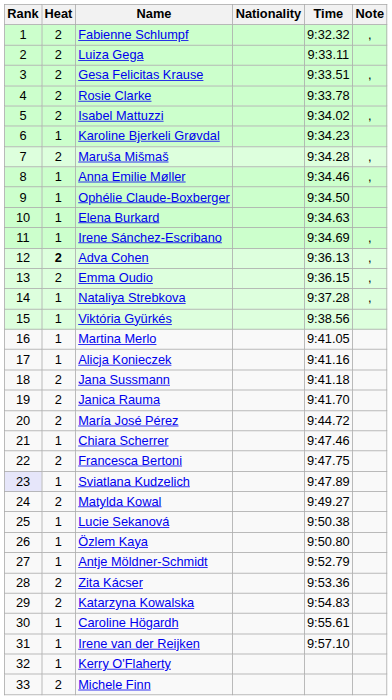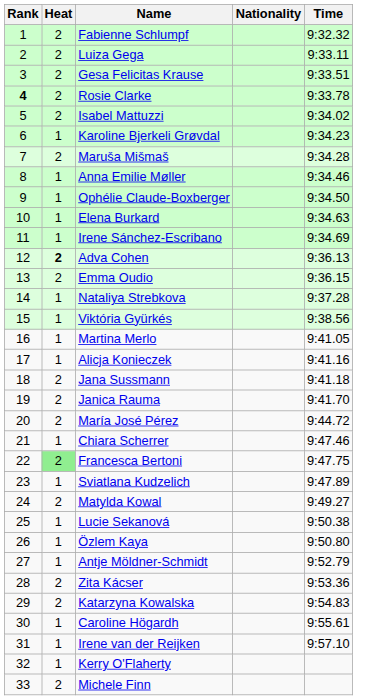- column: (370, 14)
(23, 95) normal -> (23, 95) bold
(58, 461) no background -> (58, 461) lightgreen background
(23, 481) lavender background -> (23, 481) no background
